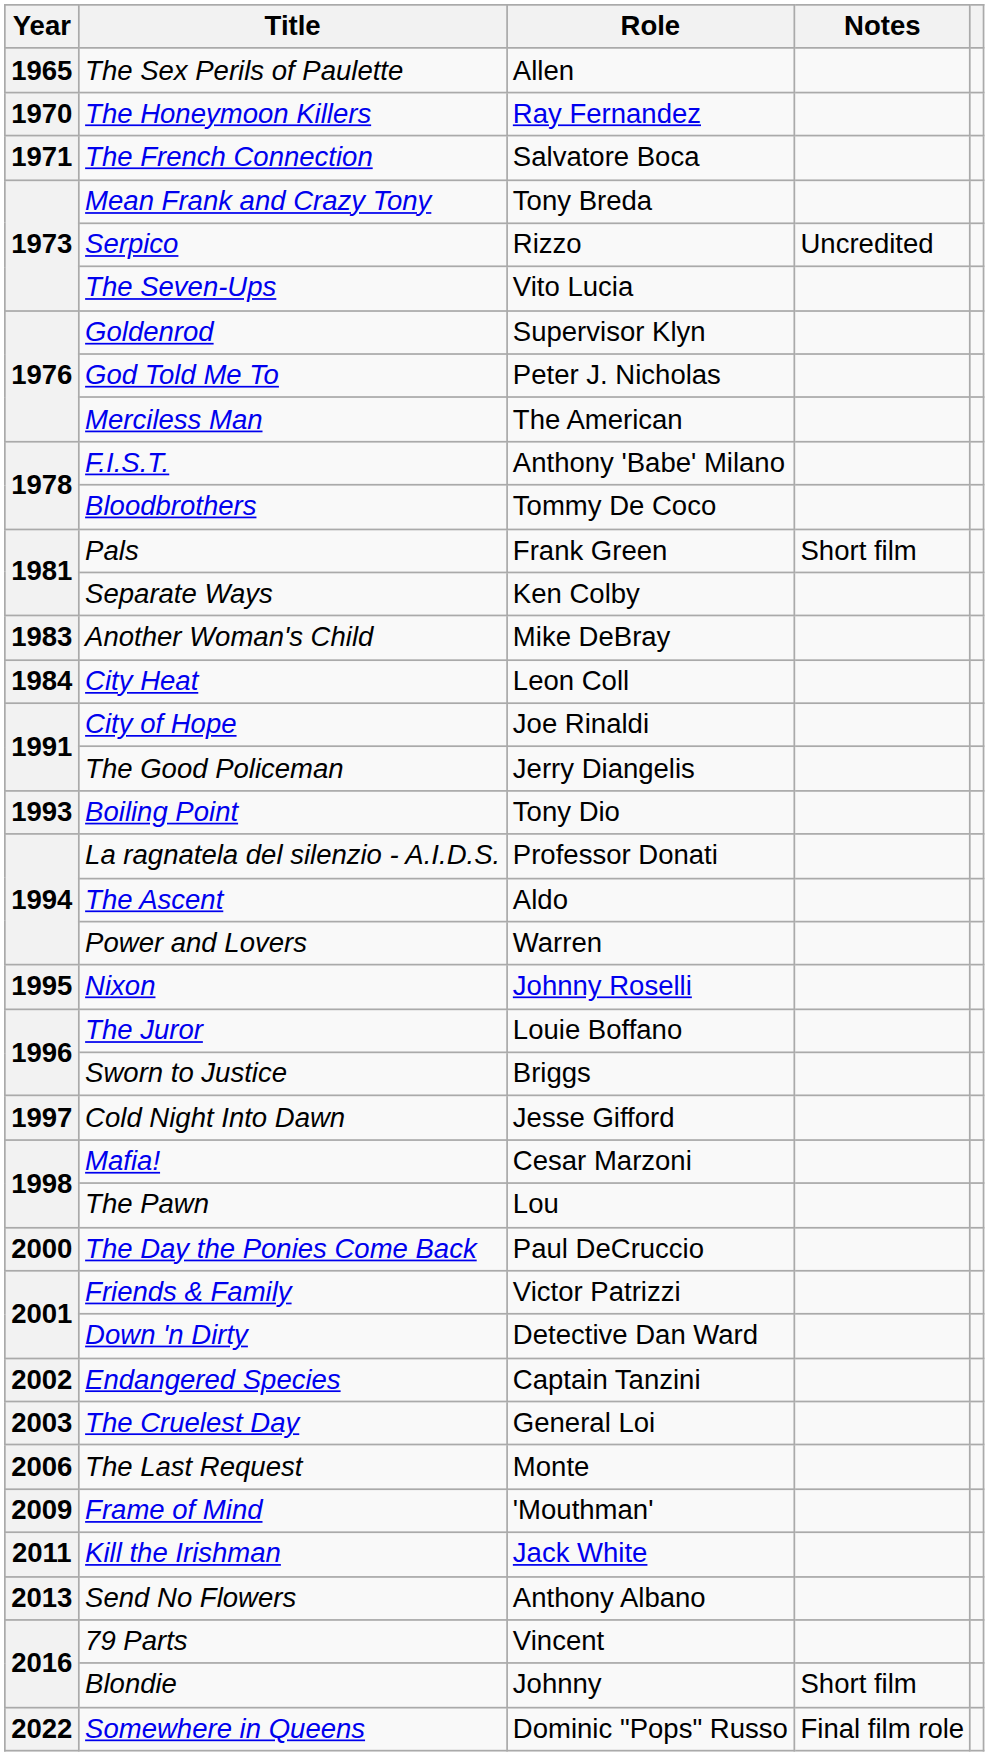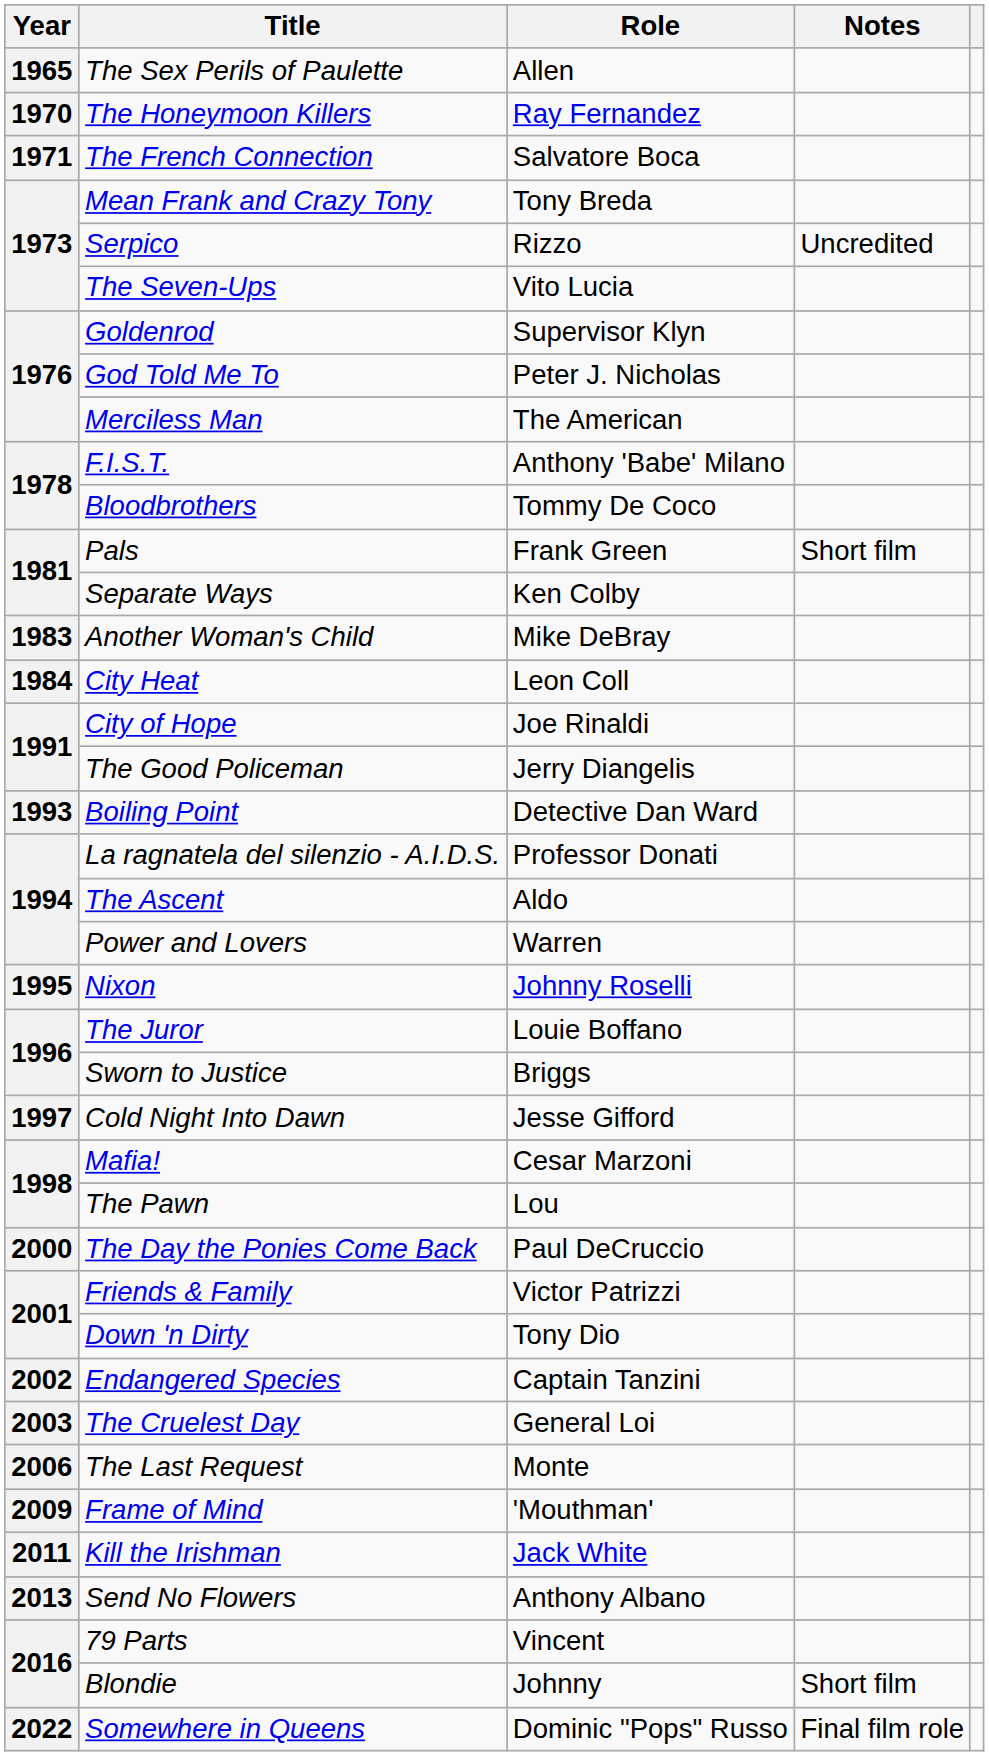(566, 811) Tony Dio -> (635, 811) Detective Dan Ward
(635, 1335) Detective Dan Ward -> (566, 1335) Tony Dio
